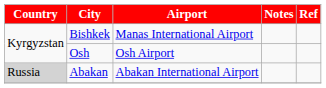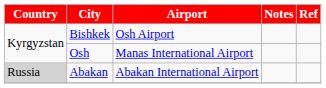(184, 33) Manas International Airport -> (145, 33) Osh Airport
(145, 53) Osh Airport -> (184, 53) Manas International Airport
